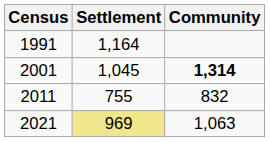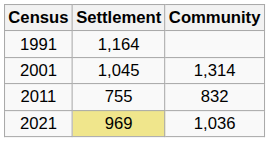(215, 70) bold -> (215, 70) normal
(215, 123) 1,063 -> (215, 123) 1,036
